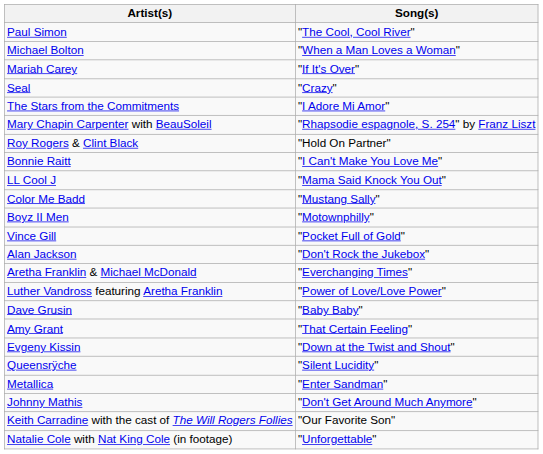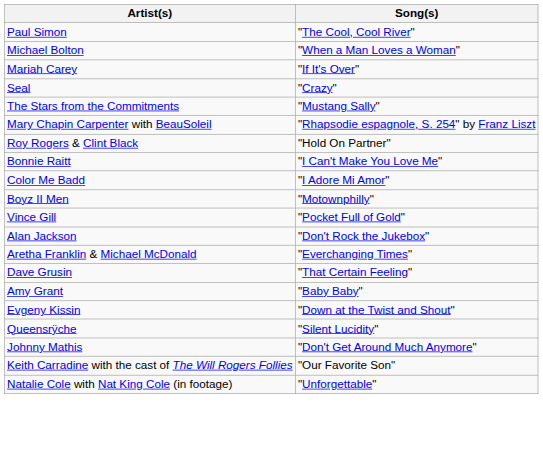(344, 106) "I Adore Mi Amor" -> (339, 106) "Mustang Sally"
- row: (32, 180)
(339, 198) "Mustang Sally" -> (344, 180) "I Adore Mi Amor"
- row: (115, 291)
(330, 310) "Baby Baby" -> (355, 273) "That Certain Feeling"
(355, 328) "That Certain Feeling" -> (330, 291) "Baby Baby"
- row: (30, 384)
